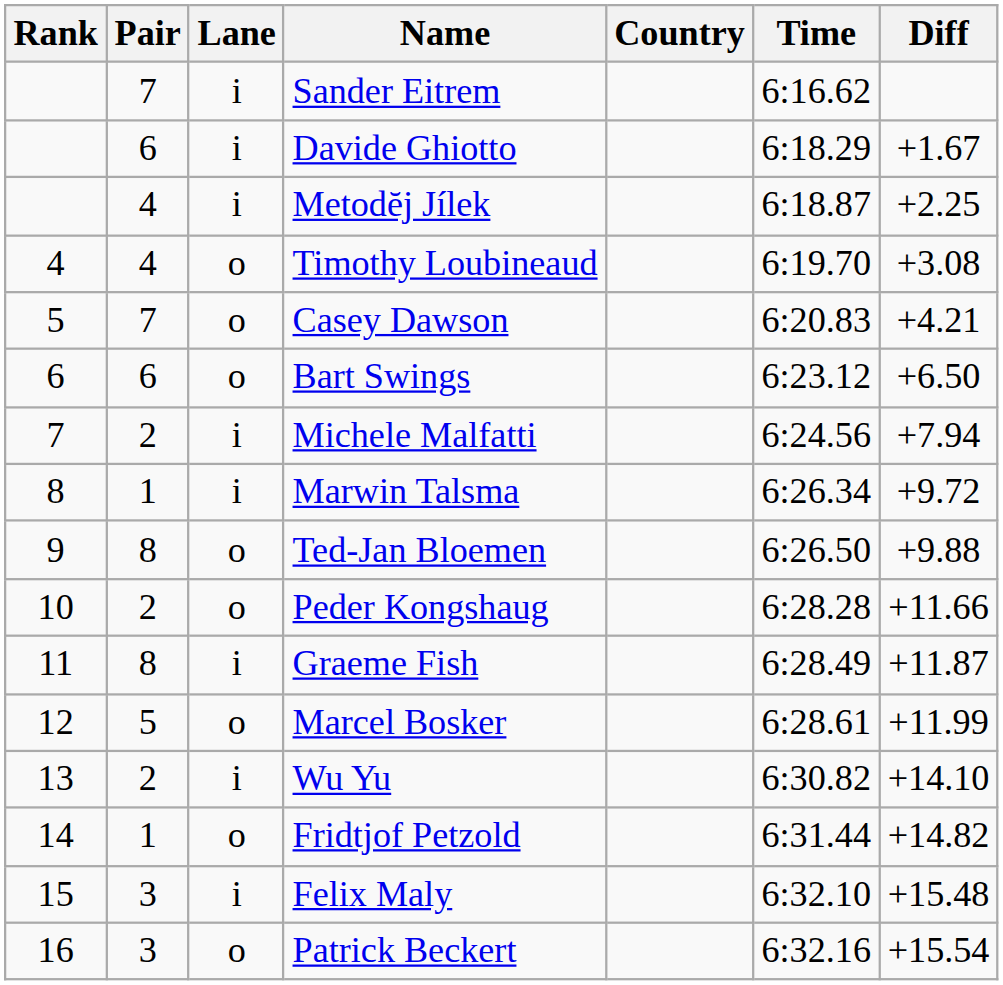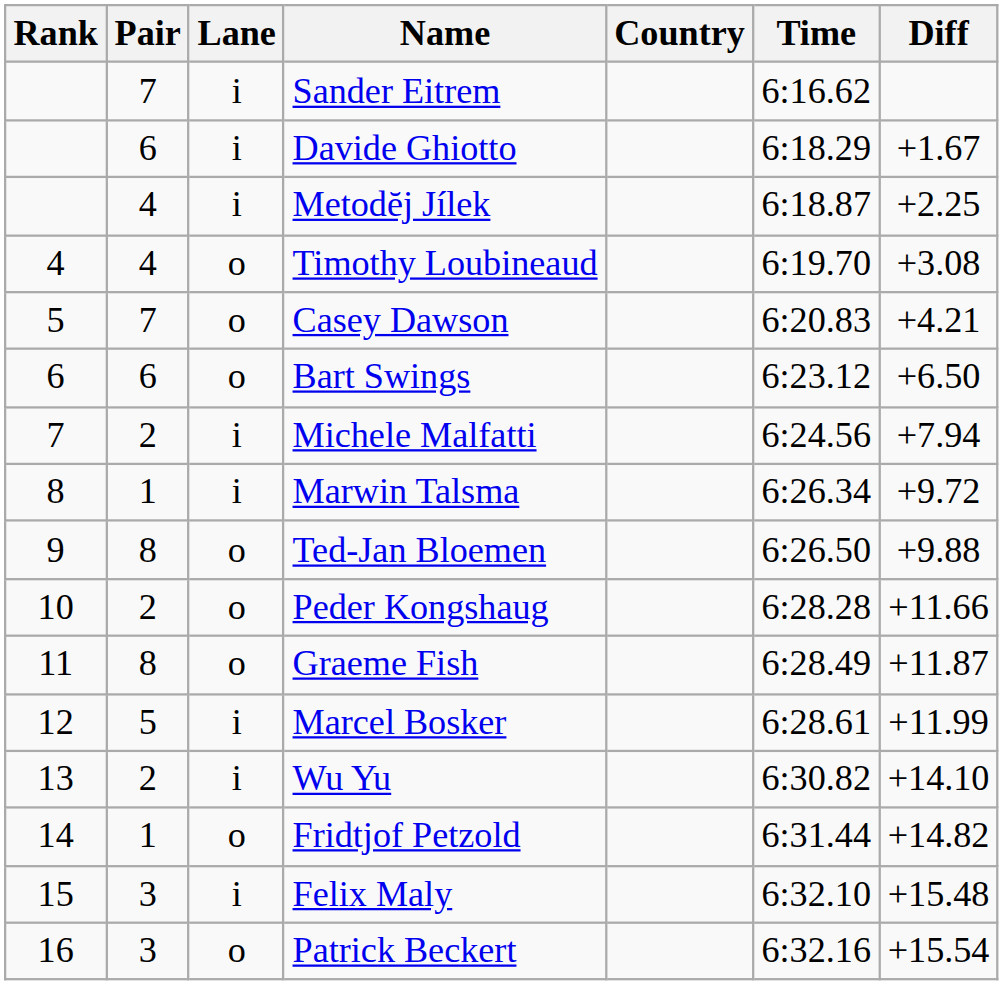(237, 663) i -> (237, 663) o
(237, 721) o -> (237, 721) i
